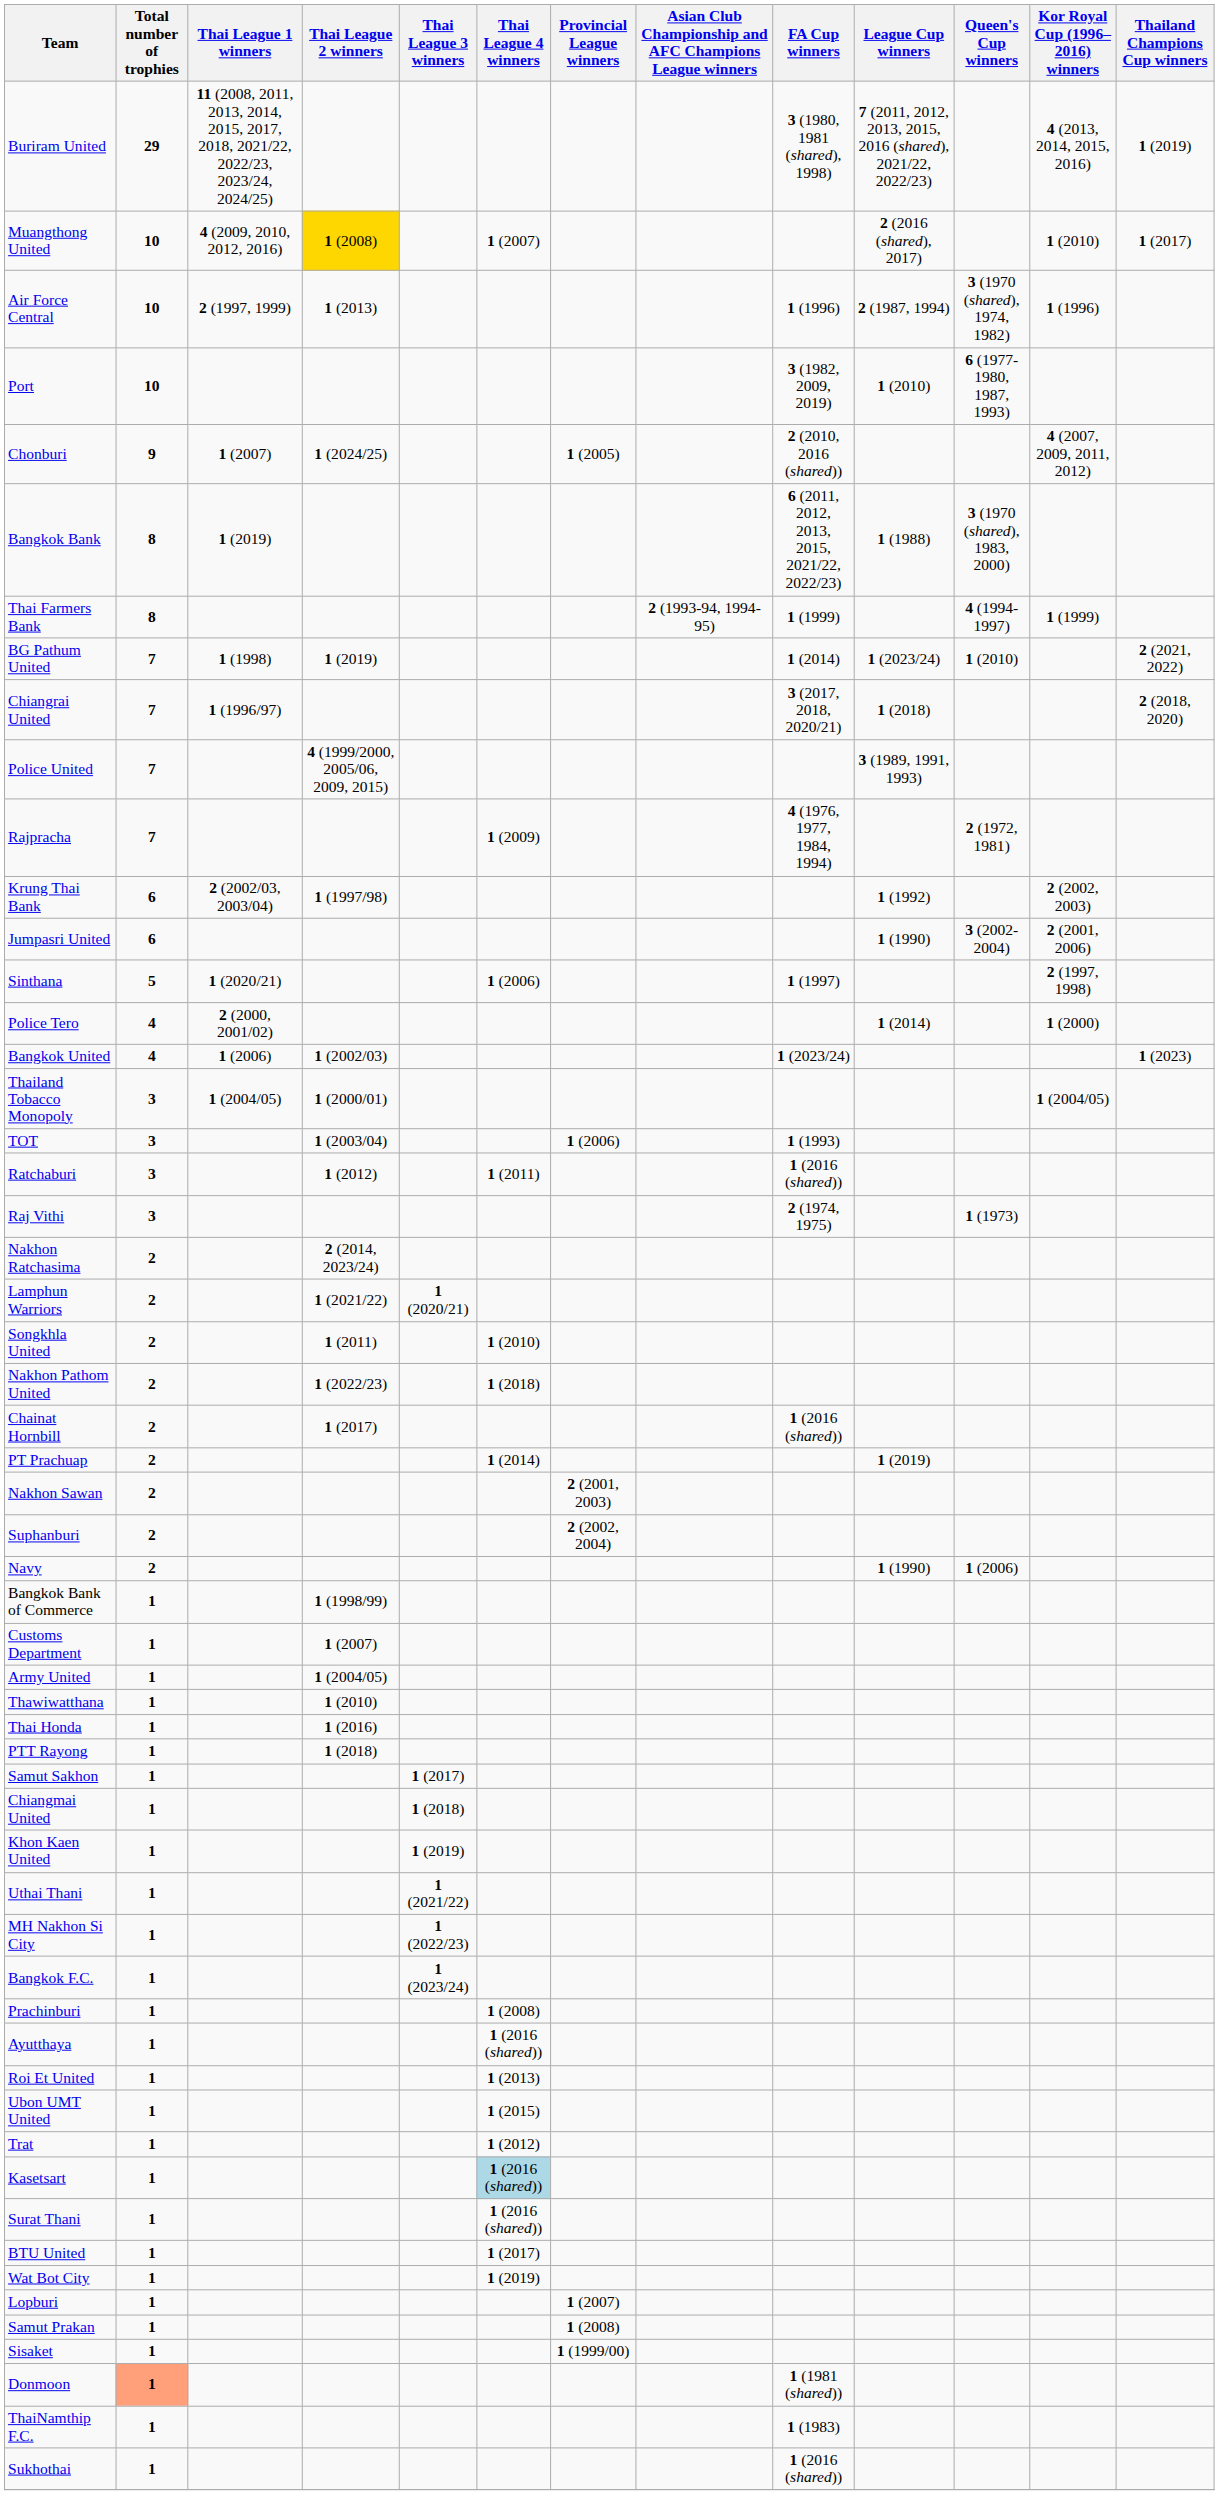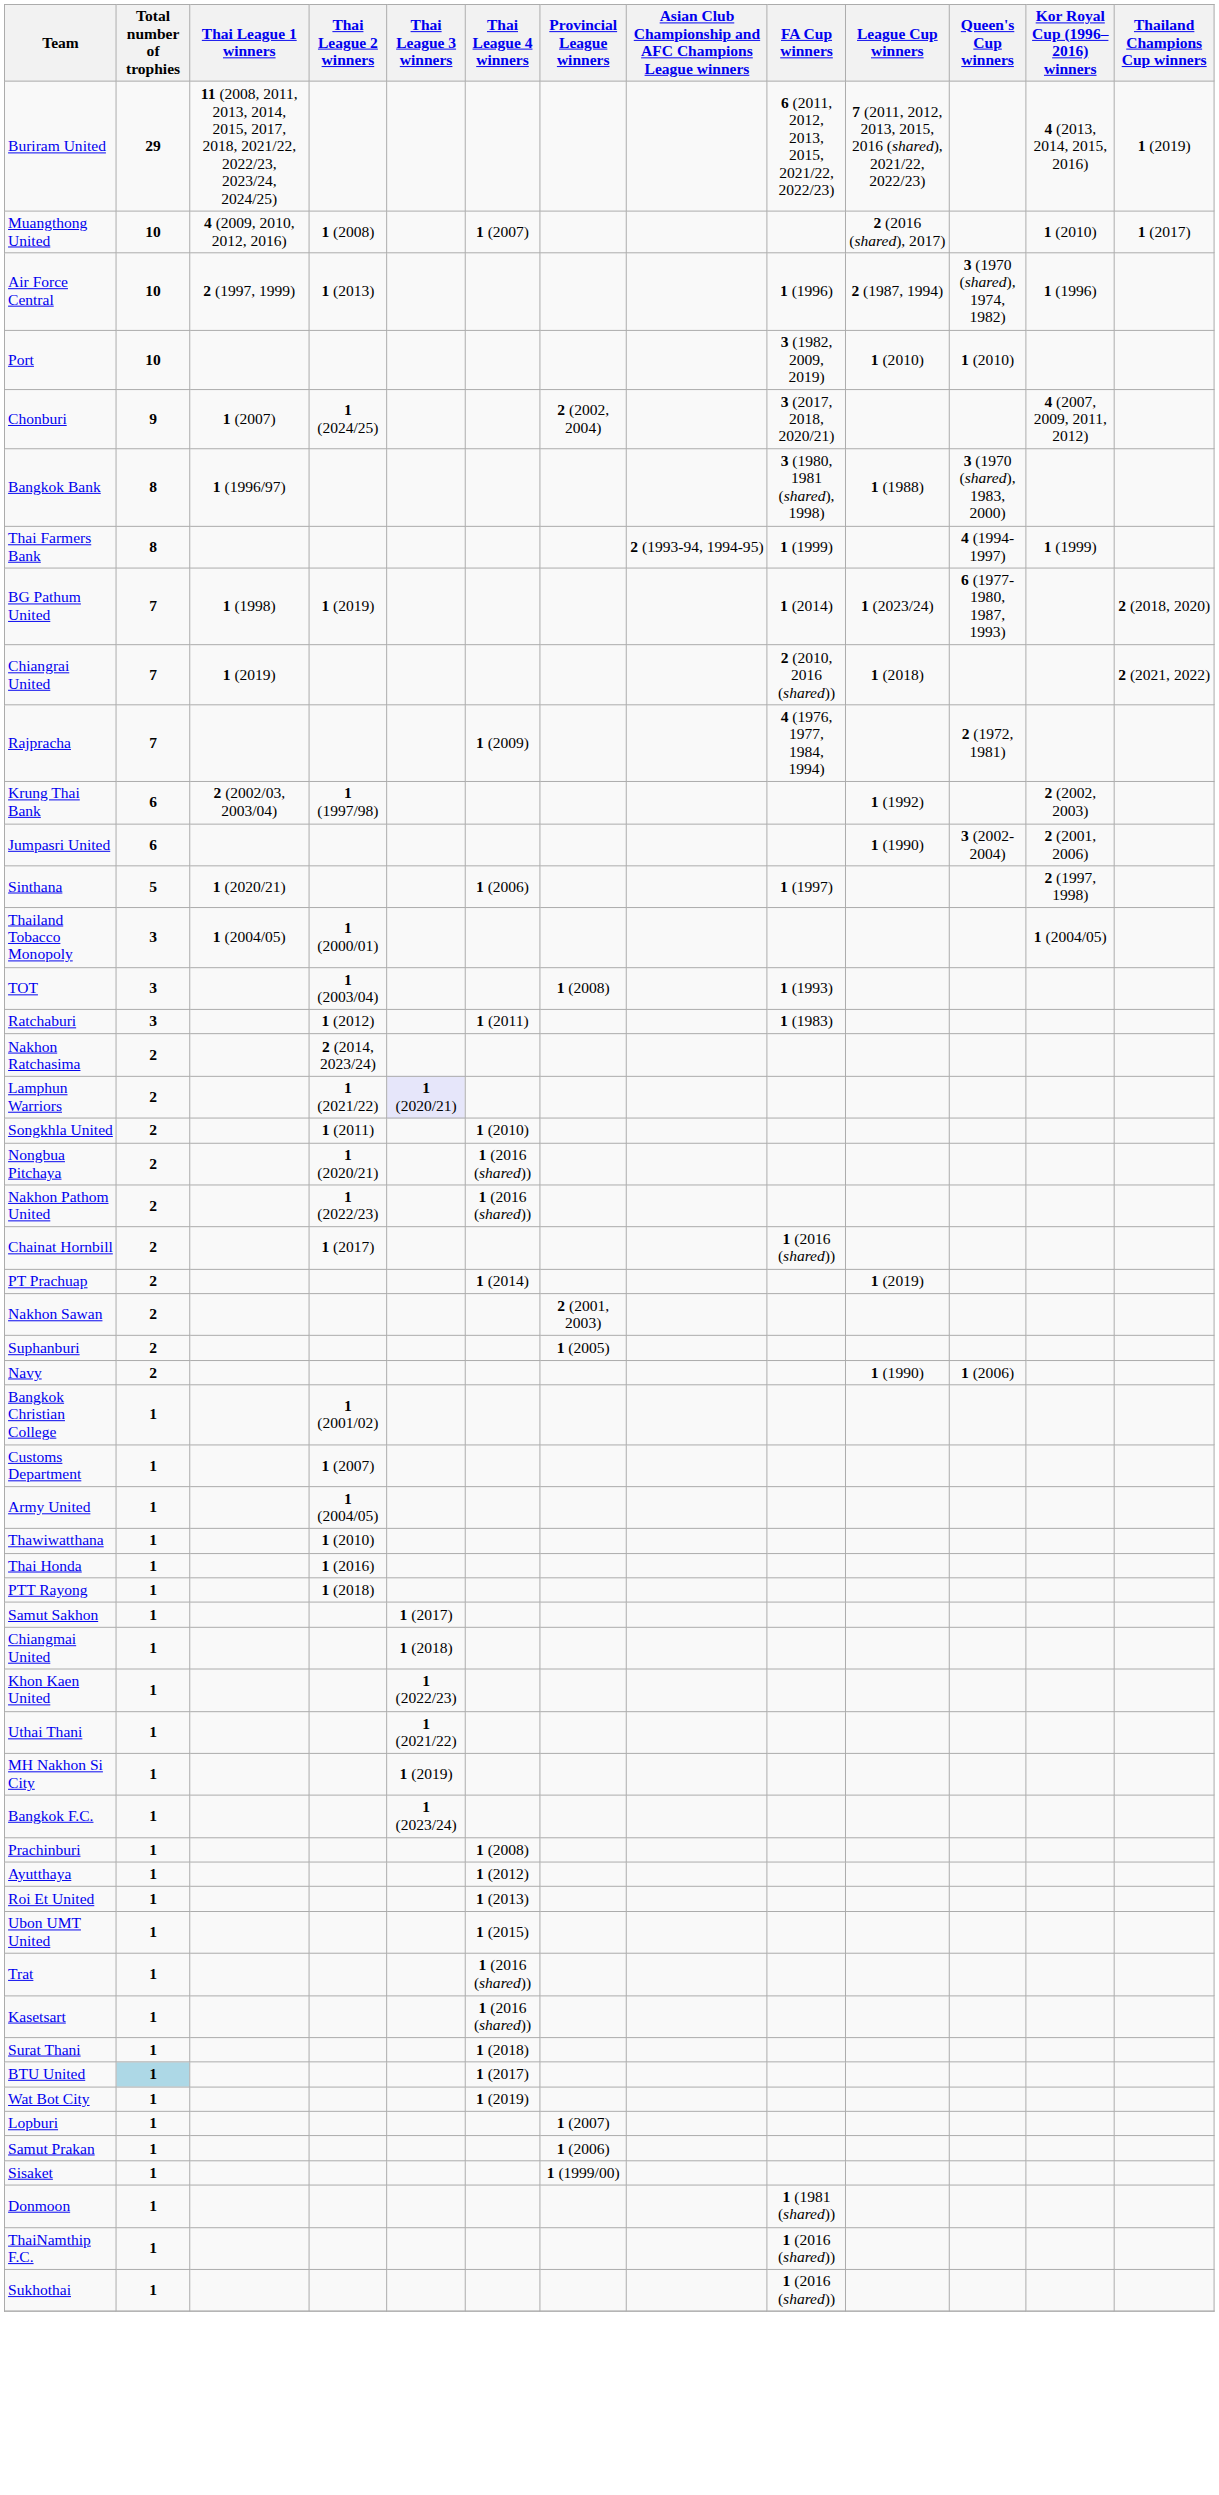(814, 146) 3 (1980, 1981 (shared), 1998) -> (807, 146) 6 (2011, 2012, 2013, 2015, 2021/22, 2022/23)
(351, 240) gold background -> (348, 231) no background
(992, 385) 6 (1977-1980, 1987, 1993) -> (988, 359) 1 (2010)
(593, 454) 1 (2005) -> (583, 419) 2 (2002, 2004)
(814, 454) 2 (2010, 2016 (shared)) -> (807, 419) 3 (2017, 2018, 2020/21)
(245, 539) 1 (2019) -> (249, 487) 1 (1996/97)
(814, 539) 6 (2011, 2012, 2013, 2015, 2021/22, 2022/23) -> (807, 487) 3 (1980, 1981 (shared), 1998)
(992, 658) 1 (2010) -> (988, 606) 6 (1977-1980, 1987, 1993)
(1165, 658) 2 (2021, 2022) -> (1164, 606) 2 (2018, 2020)
(245, 709) 1 (1996/97) -> (249, 674) 1 (2019)
(814, 709) 3 (2017, 2018, 2020/21) -> (807, 674) 2 (2010, 2016 (shared))
(1165, 709) 2 (2018, 2020) -> (1164, 674) 2 (2021, 2022)
- row: (51, 769)
- row: (43, 1023)
- row: (59, 1056)
(593, 1140) 1 (2006) -> (583, 988) 1 (2008)
(814, 1174) 1 (2016 (shared)) -> (807, 1021) 1 (1983)
- row: (36, 1216)
(438, 1300) no background -> (426, 1097) lavender background
+ row: (37, 1163)
(513, 1384) 1 (2018) -> (502, 1205) 1 (2016 (shared))
(593, 1535) 2 (2002, 2004) -> (583, 1348) 1 (2005)
- row: (54, 1602)
+ row: (37, 1414)
(438, 1851) 1 (2019) -> (426, 1690) 1 (2022/23)
(438, 1935) 1 (2022/23) -> (426, 1774) 1 (2019)
(513, 2044) 1 (2016 (shared)) -> (503, 1874) 1 (2012)
(513, 2144) 1 (2012) -> (502, 1974) 1 (2016 (shared))
(513, 2177) lightblue background -> (502, 2016) no background
(513, 2219) 1 (2016 (shared)) -> (503, 2049) 1 (2018)
(152, 2253) no background -> (153, 2074) lightblue background
(593, 2326) 1 (2008) -> (583, 2148) 1 (2006)
(152, 2384) lightsalmon background -> (153, 2206) no background
(814, 2426) 1 (1983) -> (807, 2248) 1 (2016 (shared))
